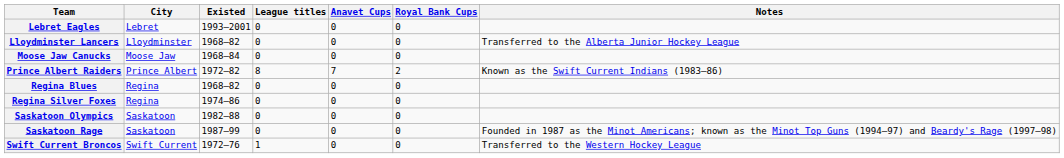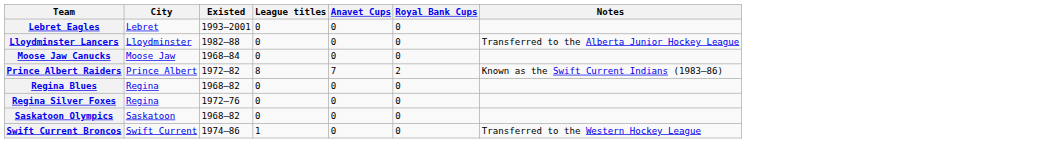(221, 41) 1968–82 -> (221, 41) 1982–88
(221, 101) 1974–86 -> (221, 101) 1972–76
(221, 116) 1982–88 -> (221, 116) 1968–82
- row: (64, 130)
(221, 145) 1972–76 -> (221, 130) 1974–86
